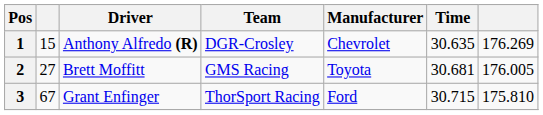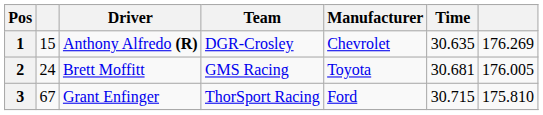(48, 70) 27 -> (48, 70) 24
